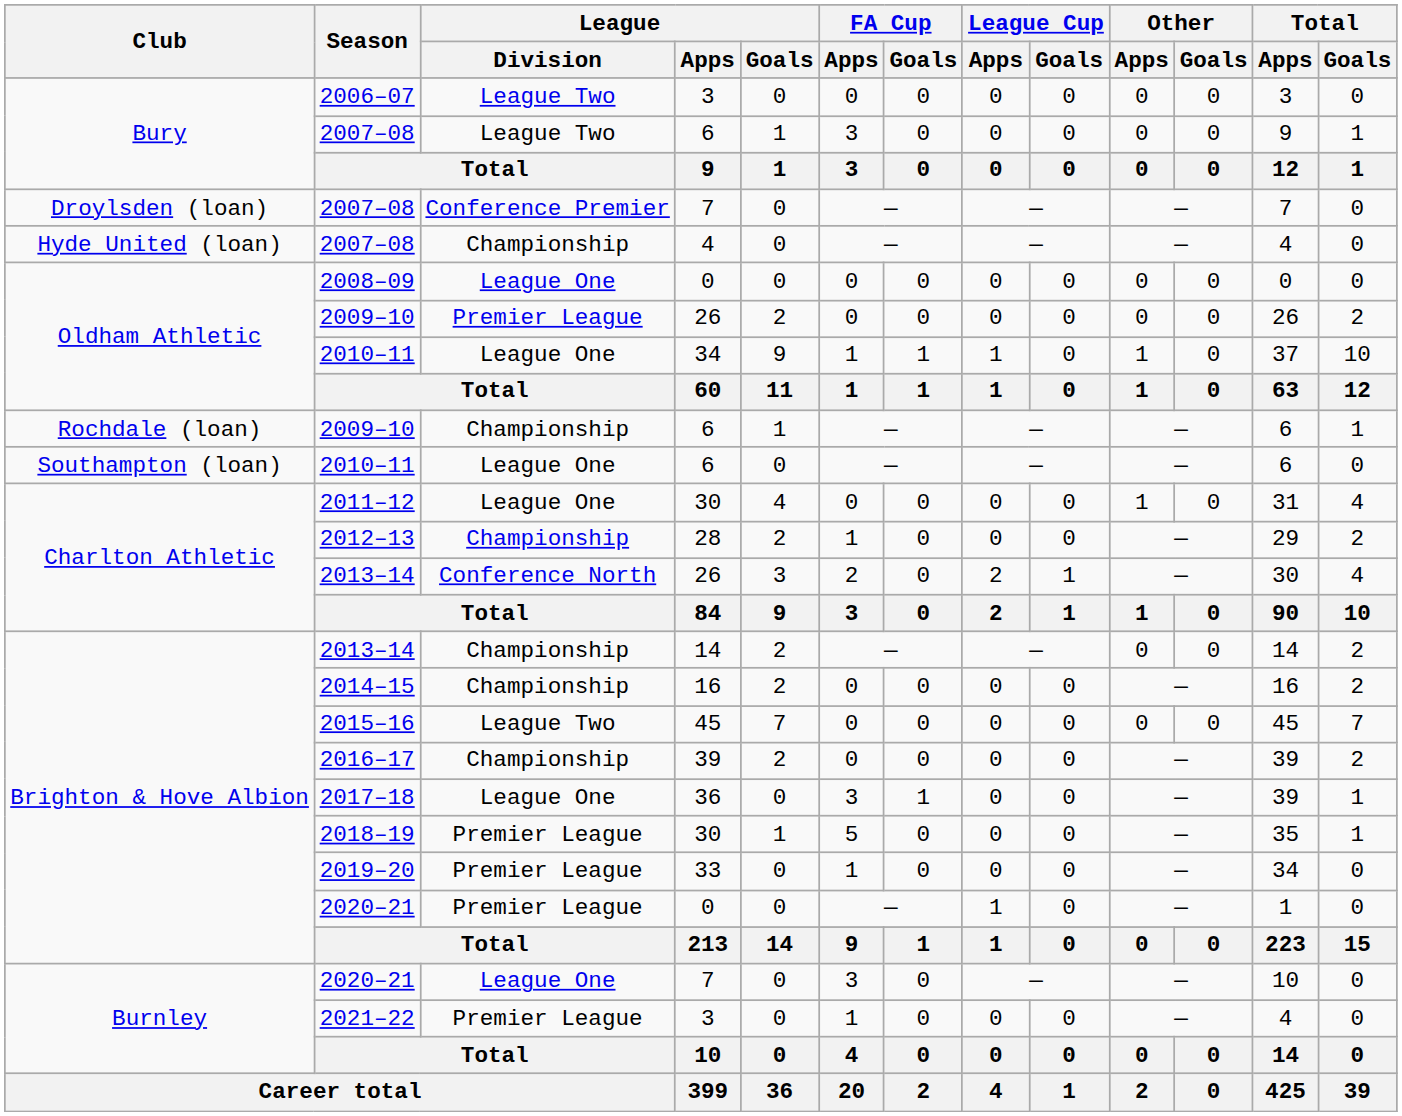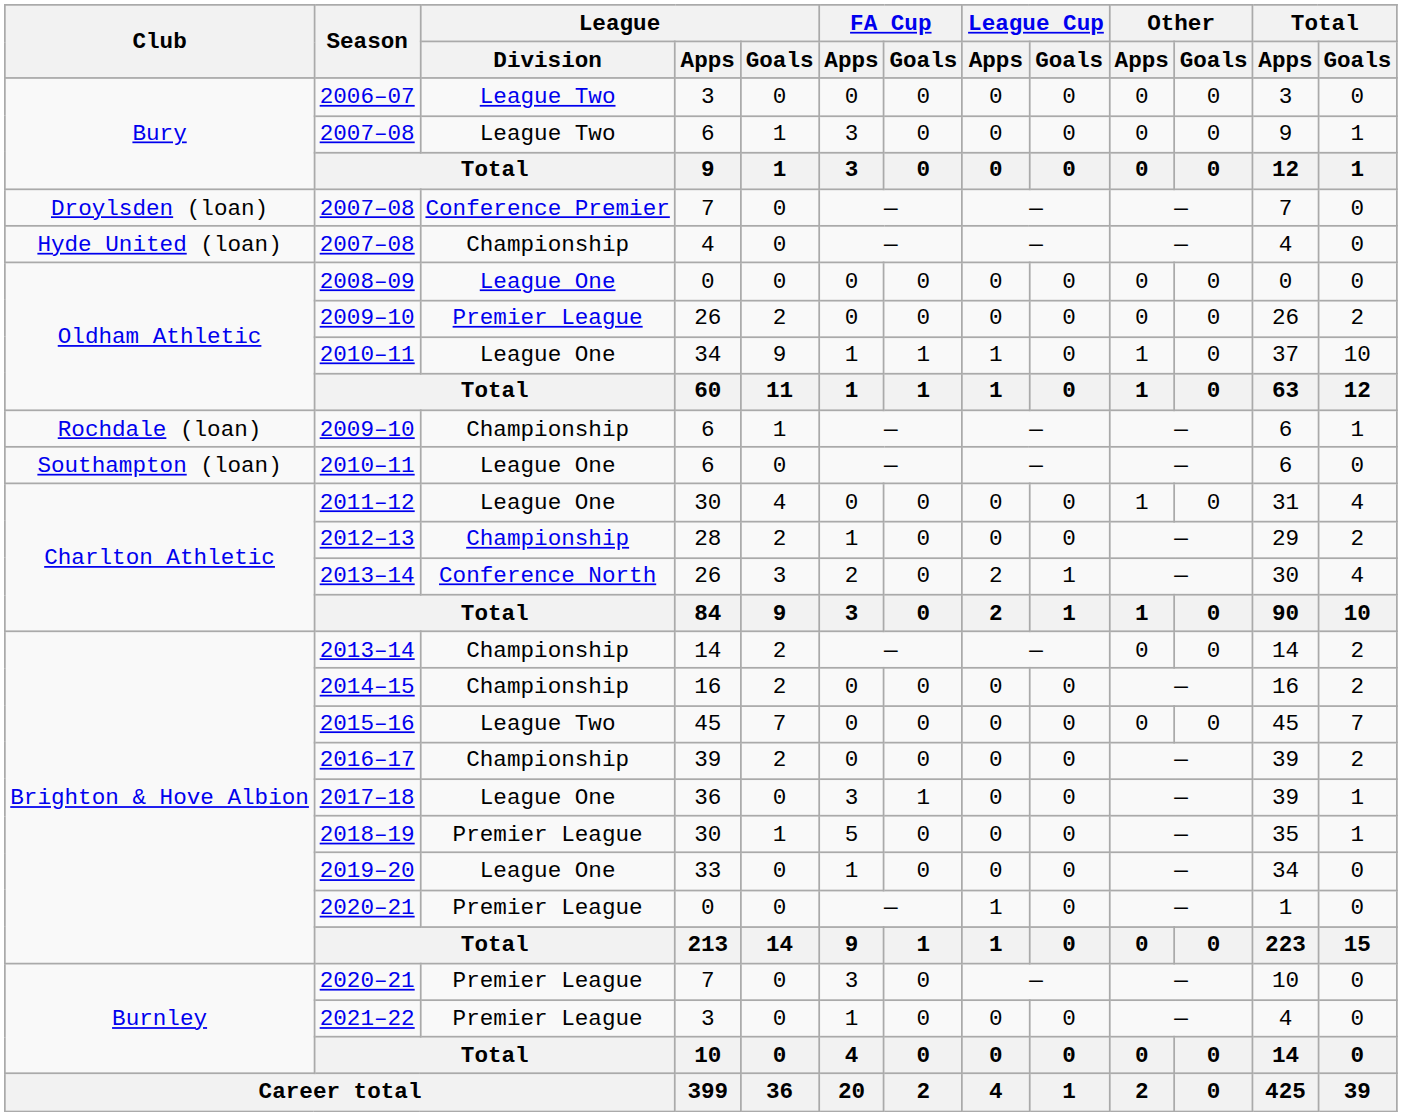(548, 871) Premier League -> (548, 871) League One
(548, 982) League One -> (548, 982) Premier League
